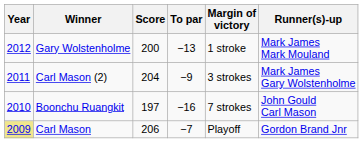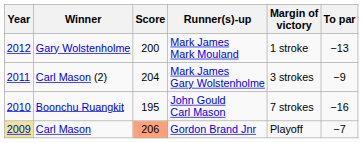columns swapped: (186, 19) <-> (308, 19)
(150, 107) 197 -> (150, 107) 195
(150, 130) no background -> (150, 130) lightsalmon background
